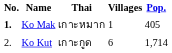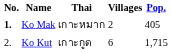(110, 24) 1 -> (110, 24) 2
(156, 42) 1,714 -> (156, 42) 1,715
